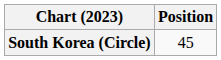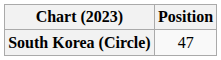(186, 42) 45 -> (186, 42) 47
